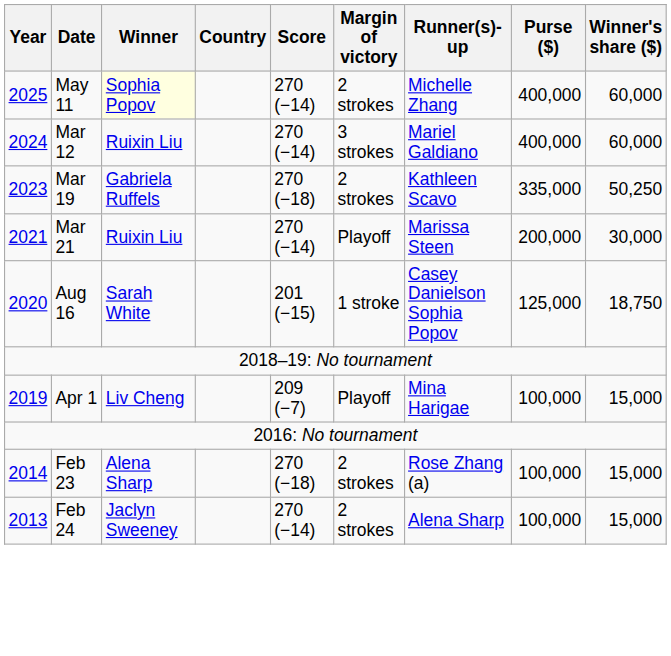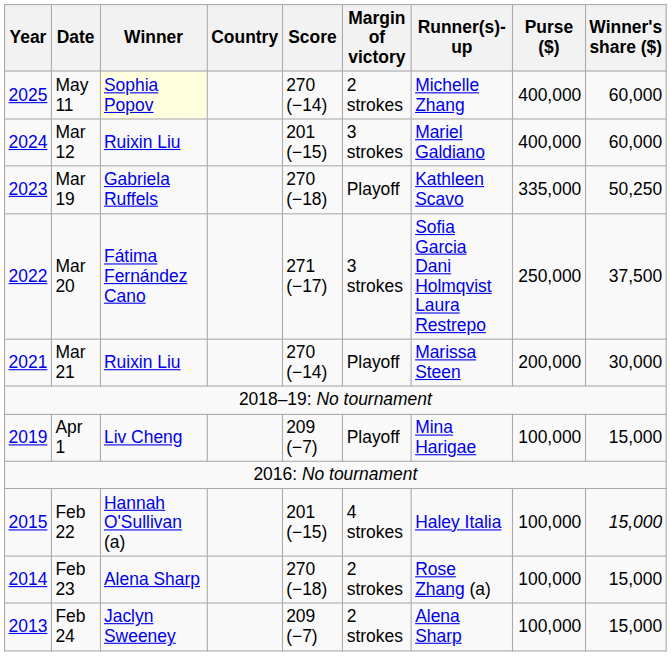(295, 142) 270 (−14) -> (307, 142) 201 (−15)
(366, 189) 2 strokes -> (373, 189) Playoff
+ row: (70, 276)
- row: (71, 303)
+ row: (70, 522)
(295, 520) 270 (−14) -> (302, 626) 209 (−7)
